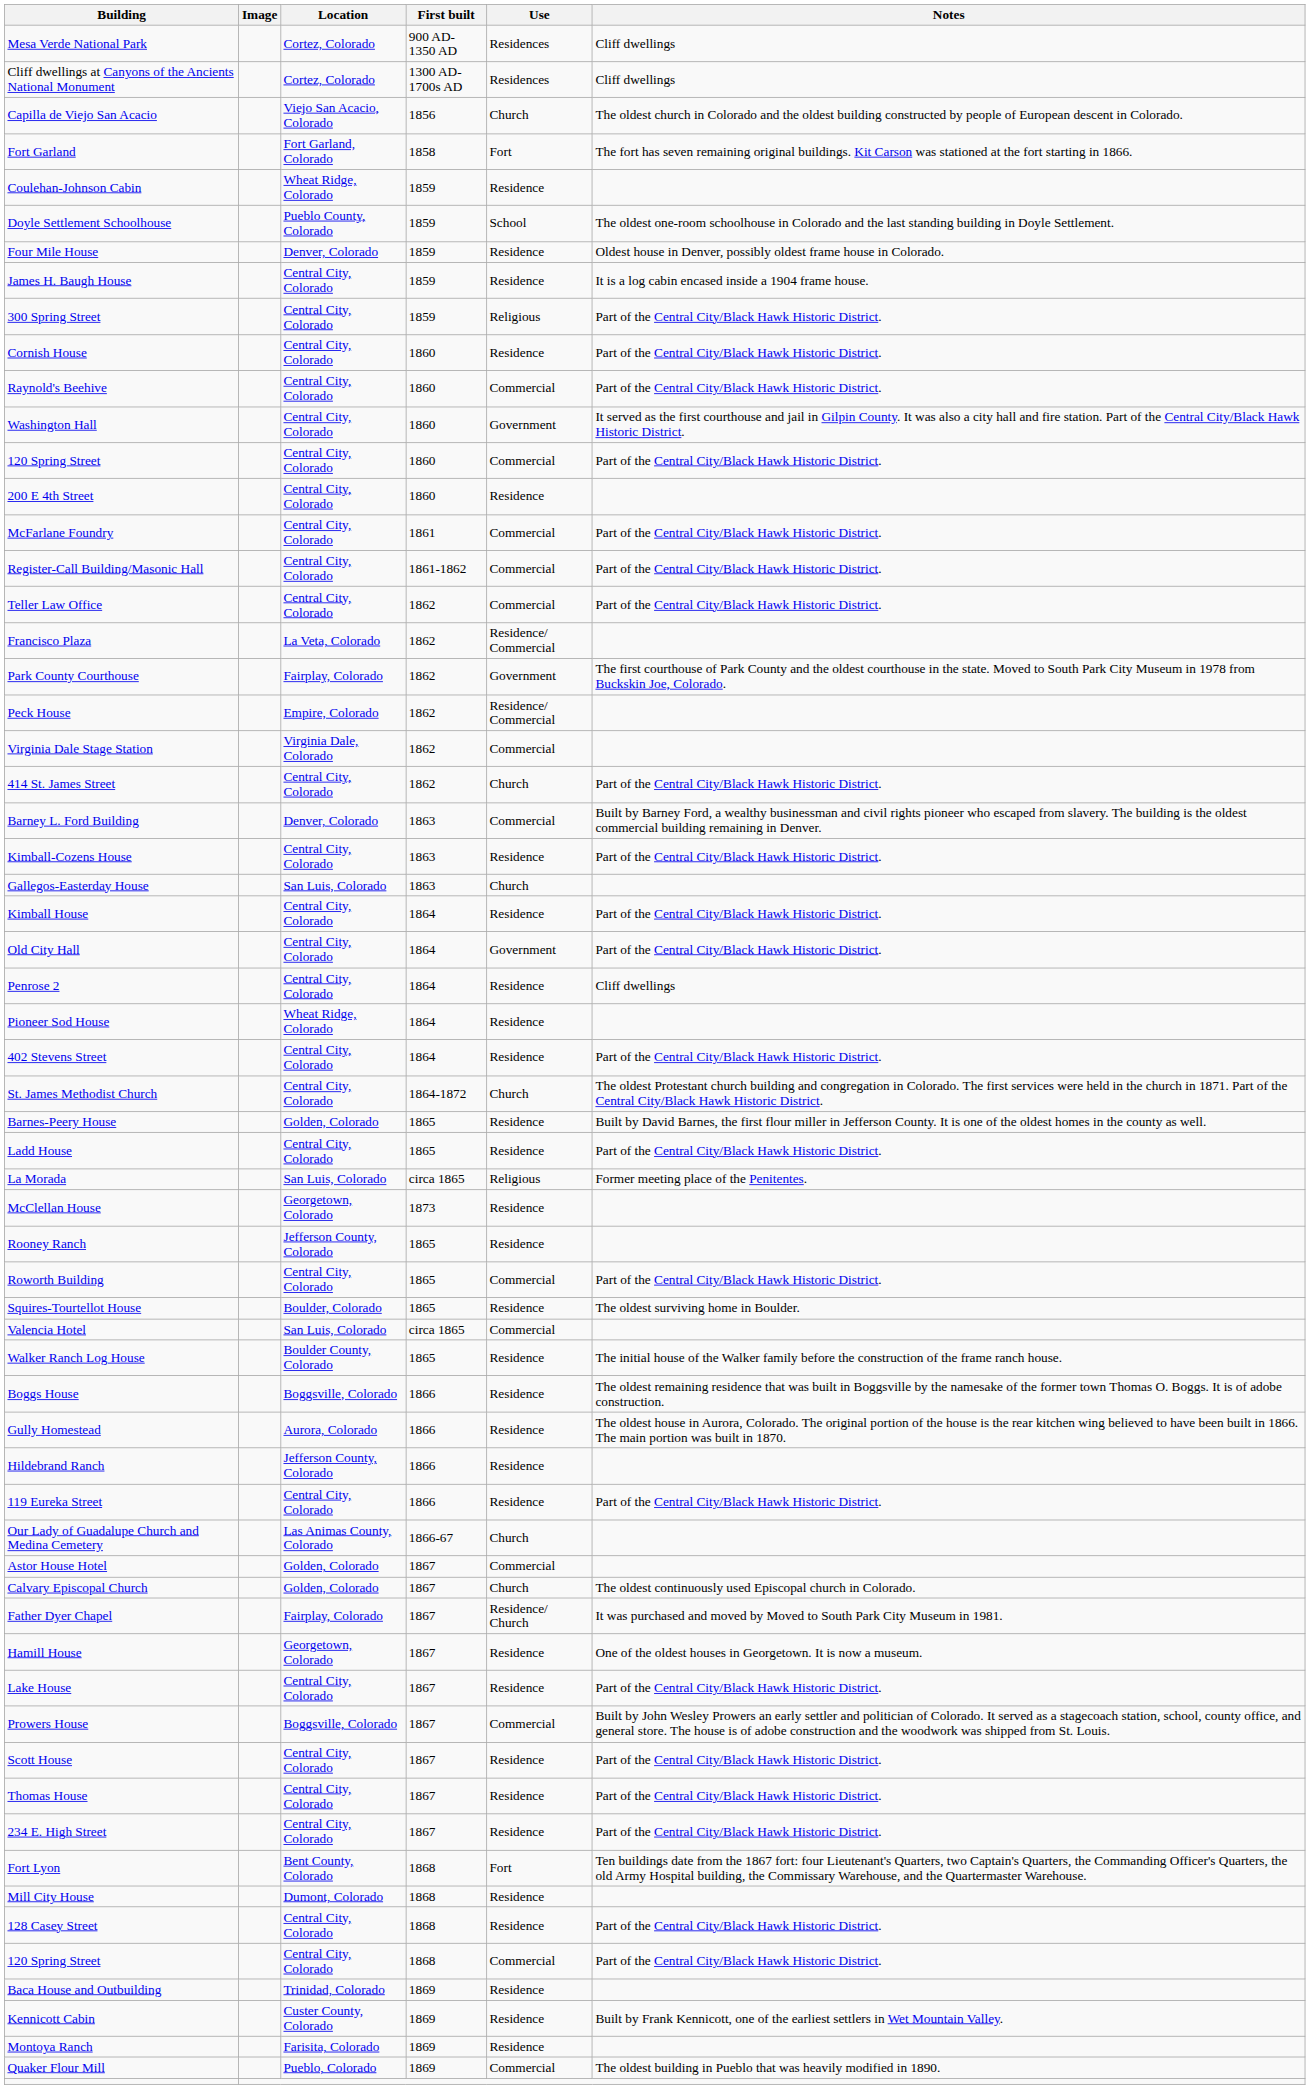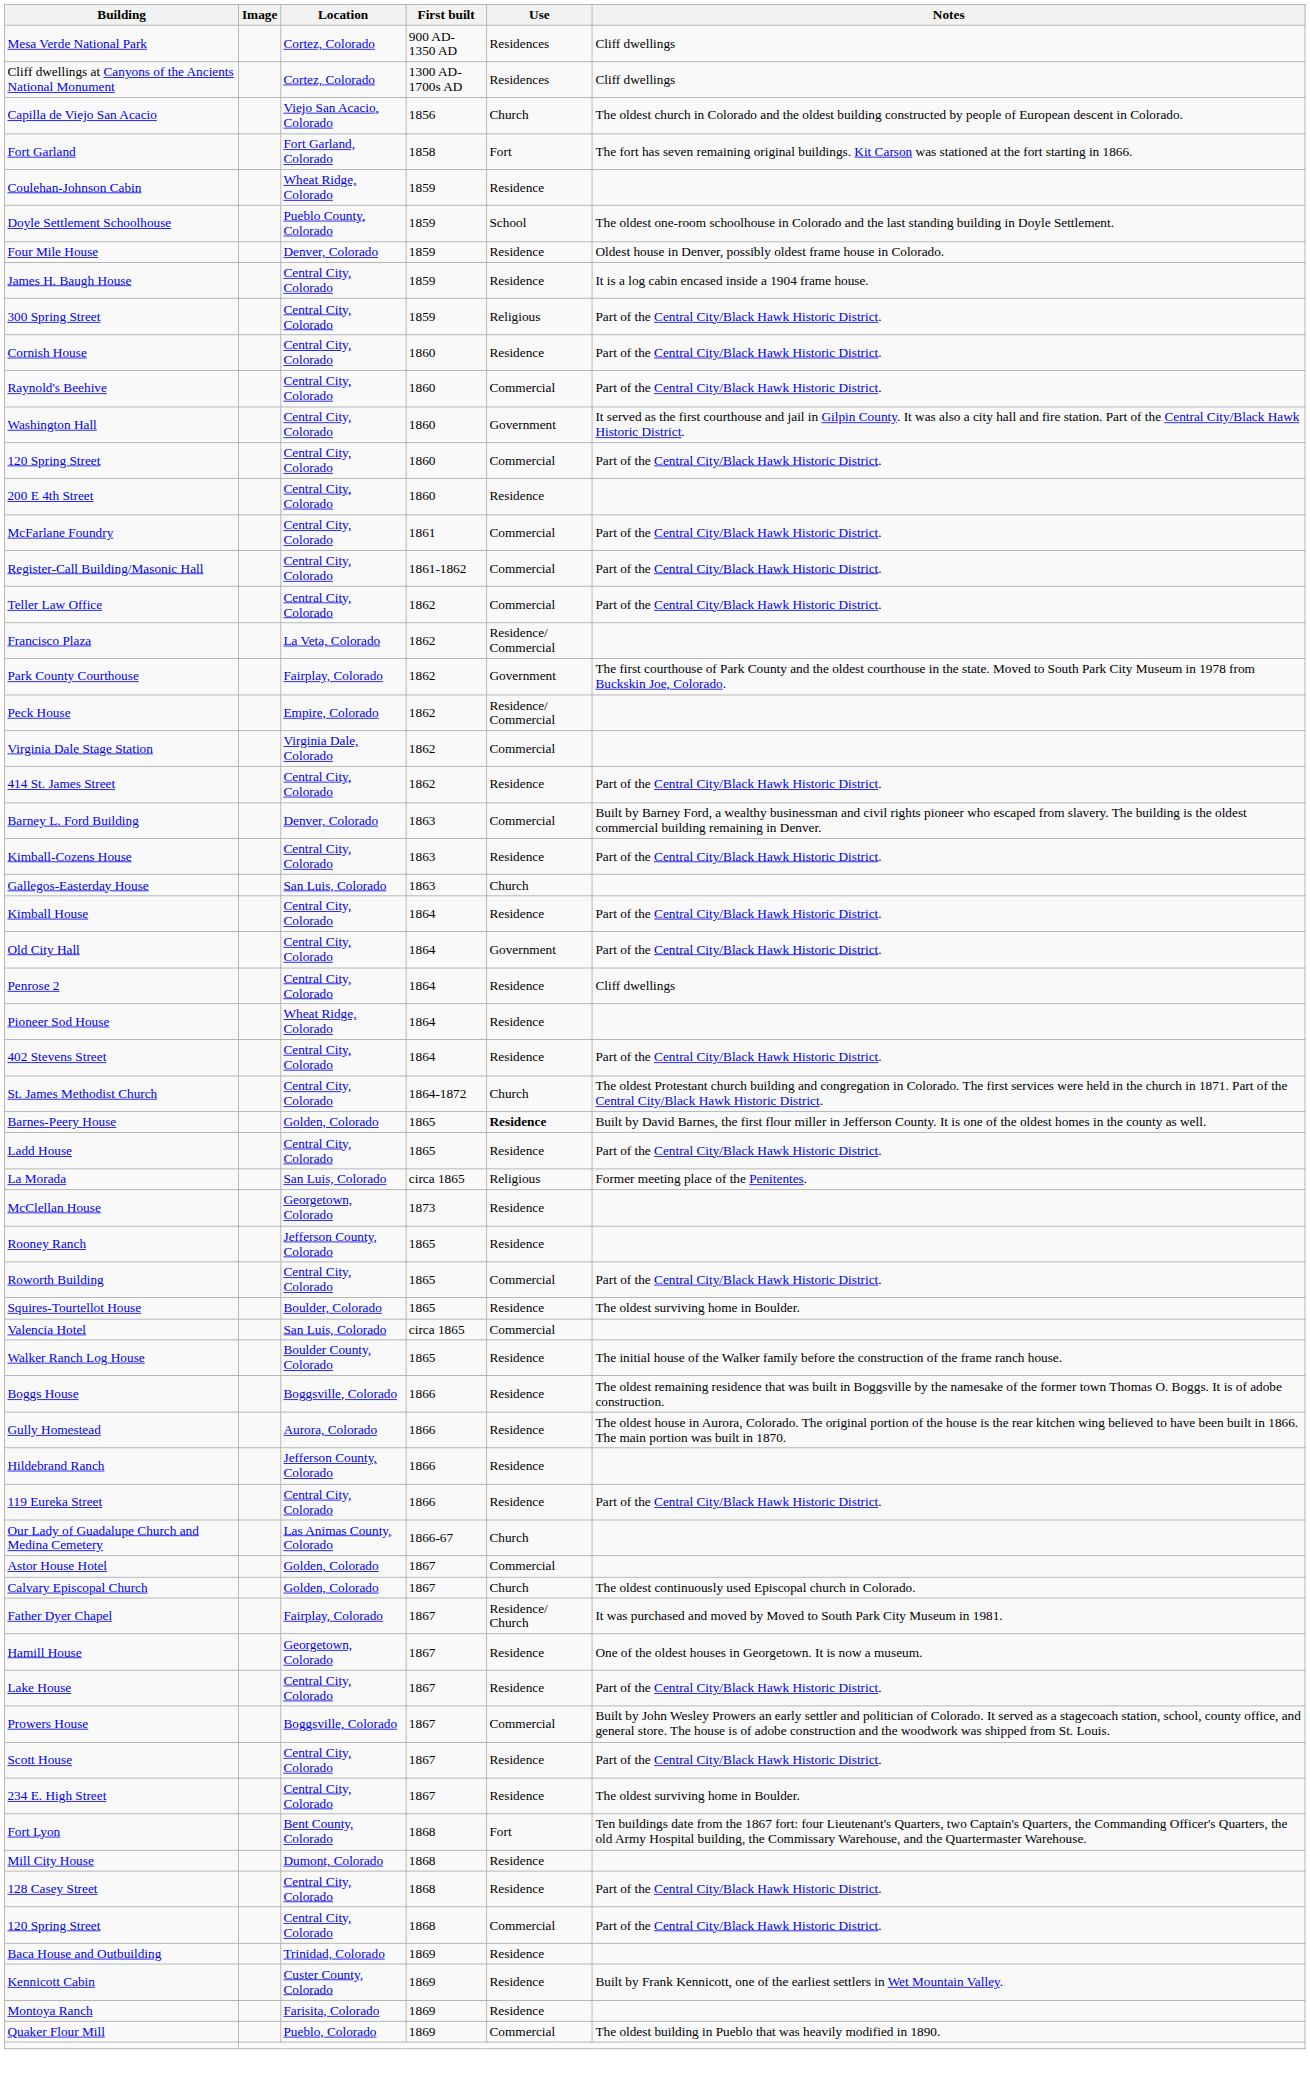(509, 784) Church -> (517, 784) Residence
(517, 1122) normal -> (518, 1122) bold
- row: (47, 1796)
(739, 1832) Part of the Central City/Black Hawk Historic District. -> (698, 1796) The oldest surviving home in Boulder.
